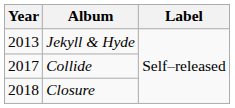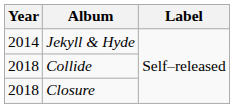(24, 41) 2013 -> (24, 41) 2014
(24, 66) 2017 -> (24, 66) 2018
